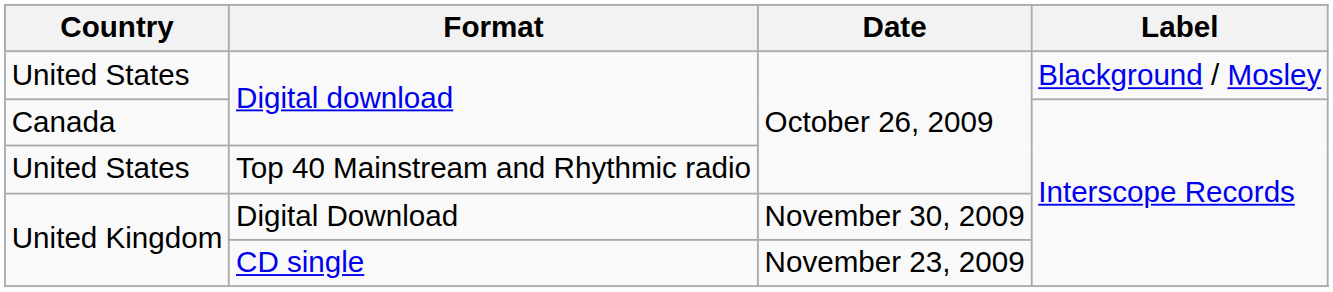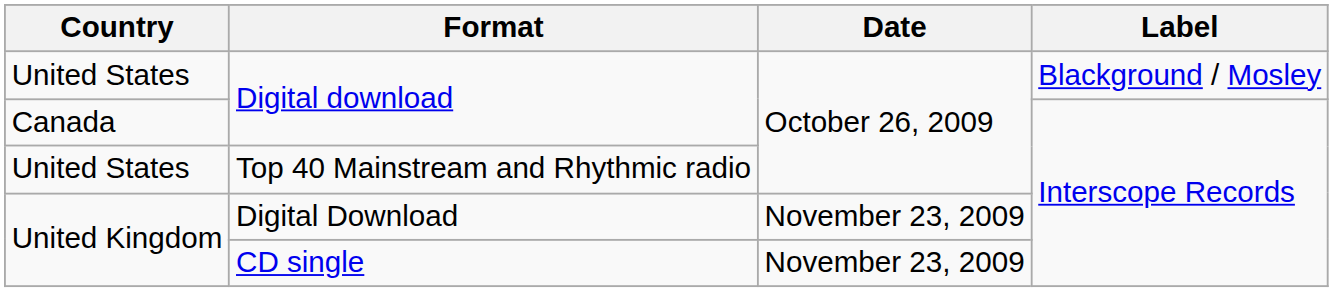(895, 215) November 30, 2009 -> (895, 215) November 23, 2009
